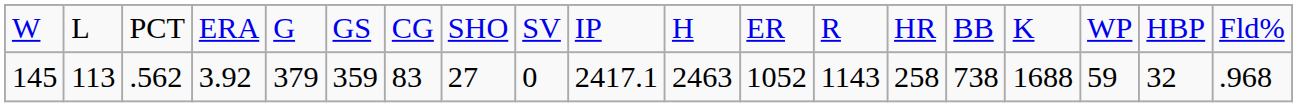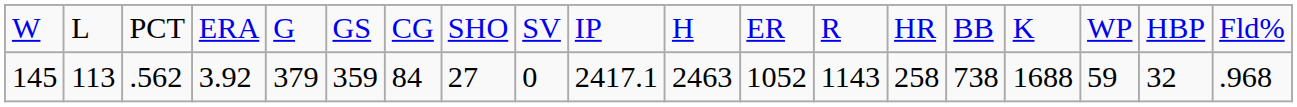(407, 76) 83 -> (407, 76) 84
